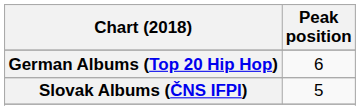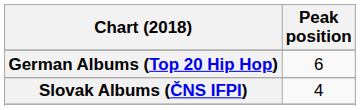(319, 90) 5 -> (319, 90) 4
